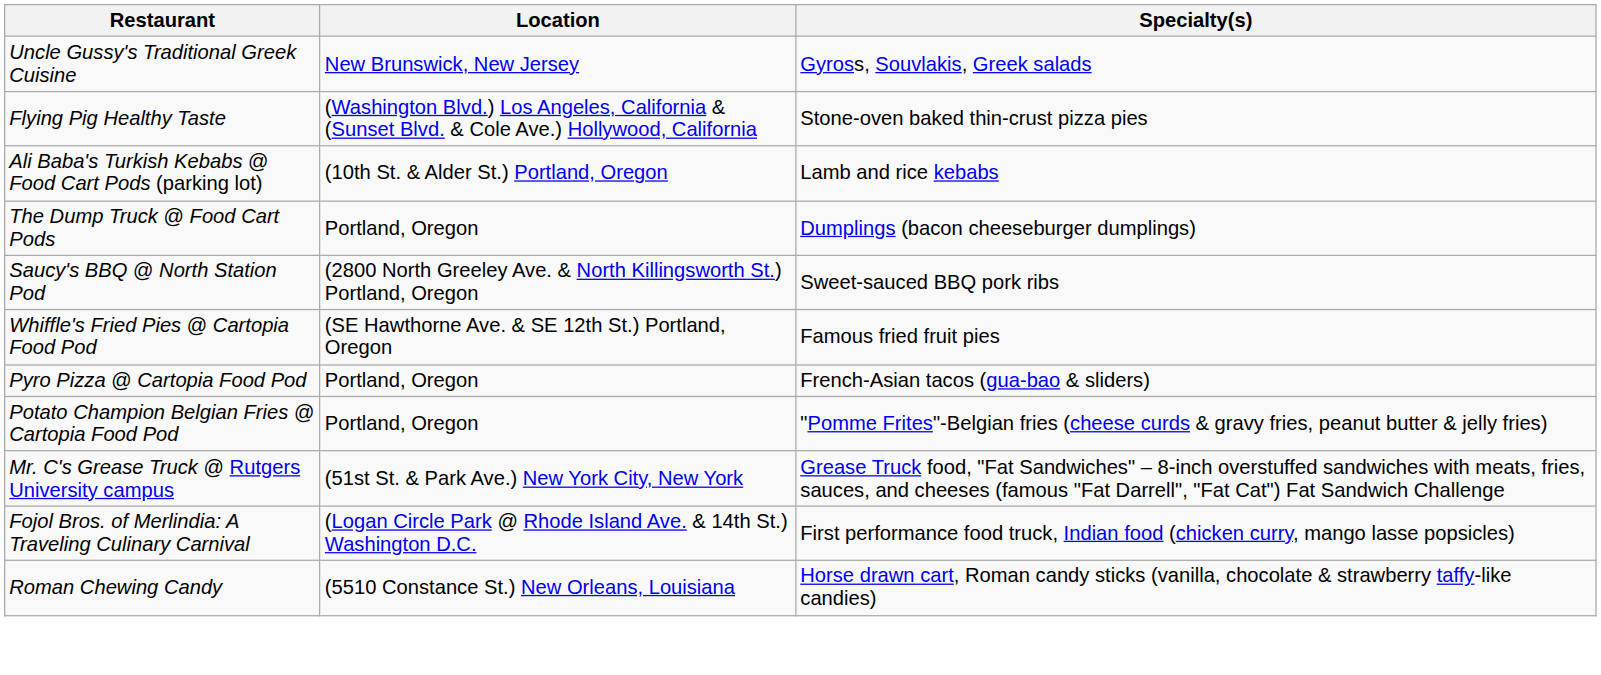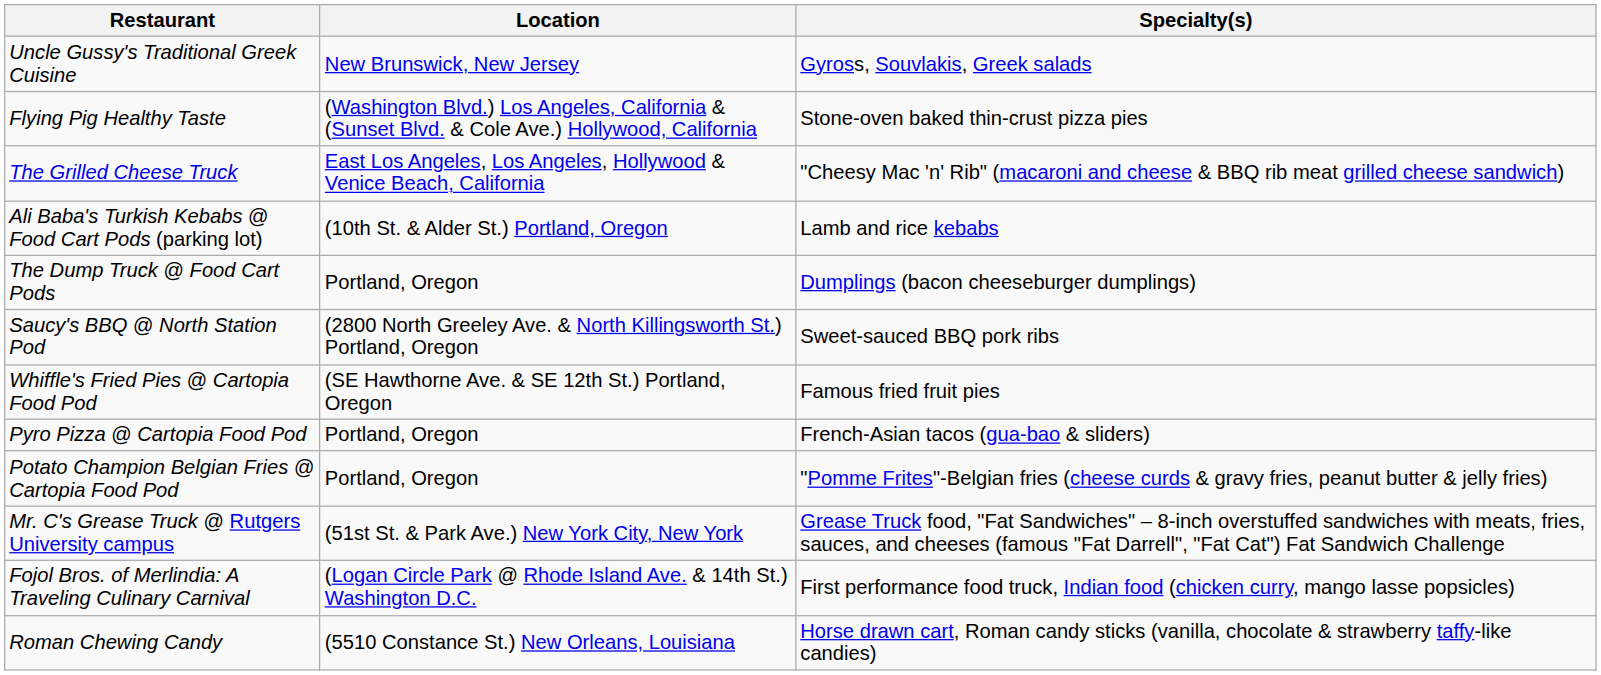+ row: (123, 173)
